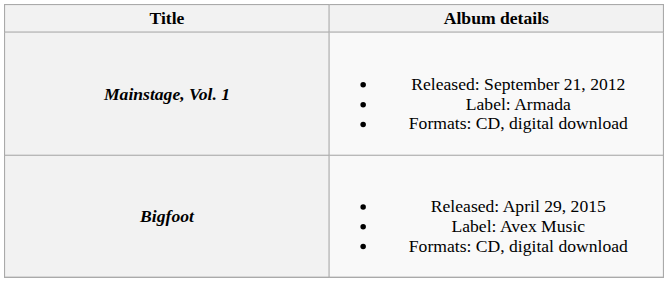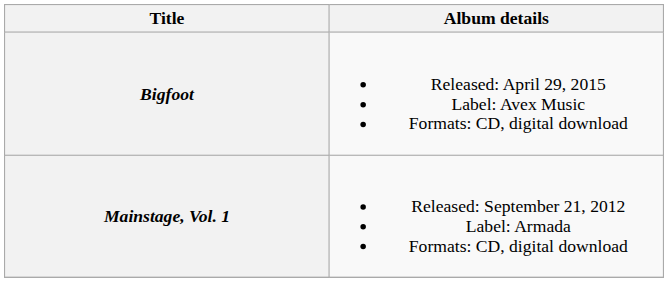rows swapped: (167, 93) <-> (167, 216)
